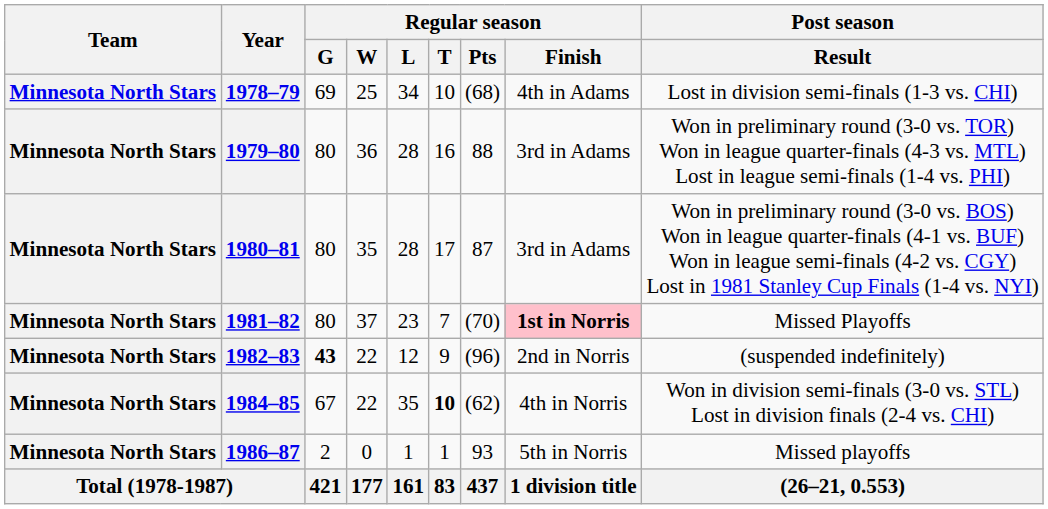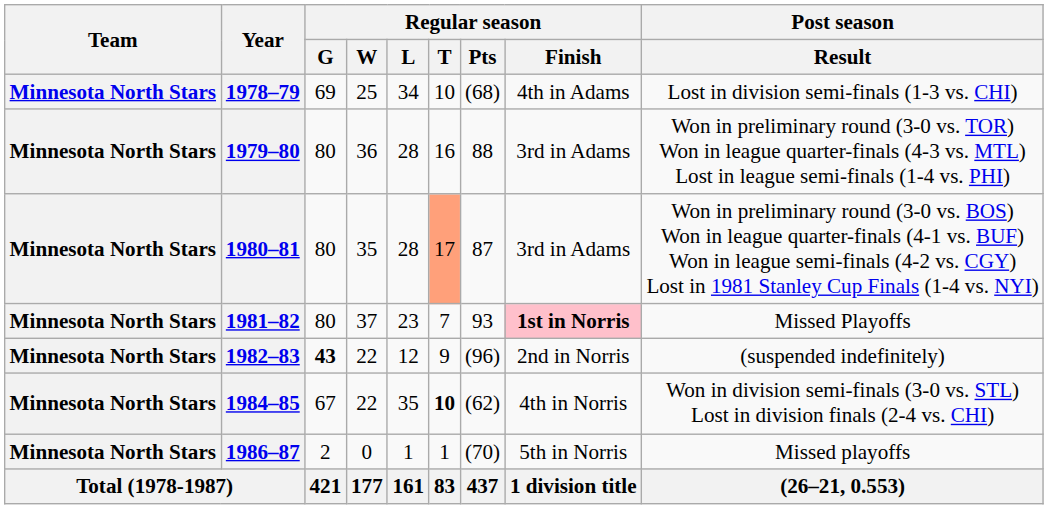(445, 249) no background -> (445, 249) lightsalmon background
(483, 321) (70) -> (483, 321) 93
(483, 450) 93 -> (483, 450) (70)
